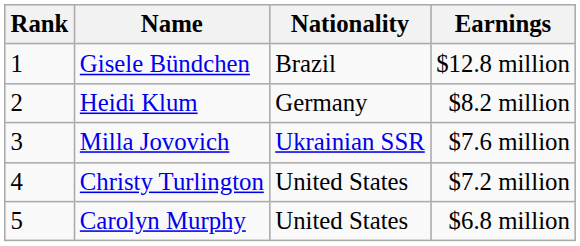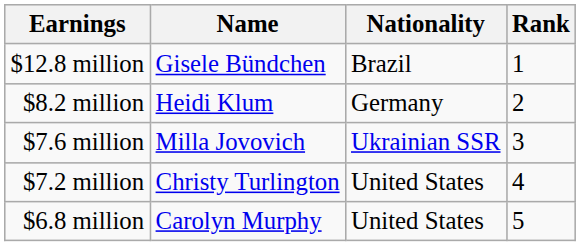columns swapped: (39, 24) <-> (503, 24)
